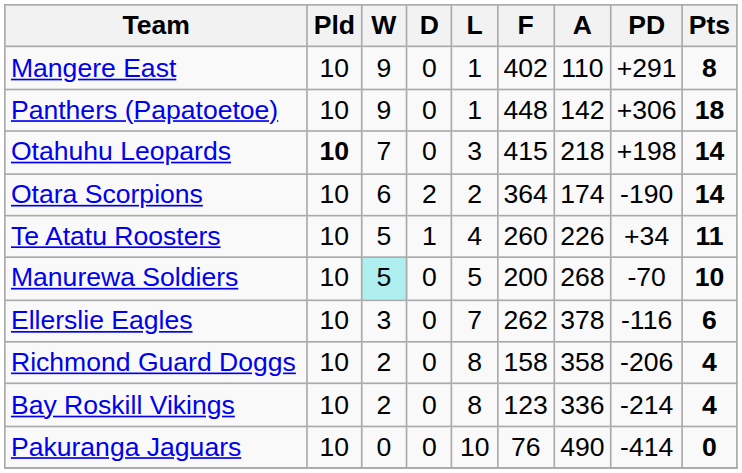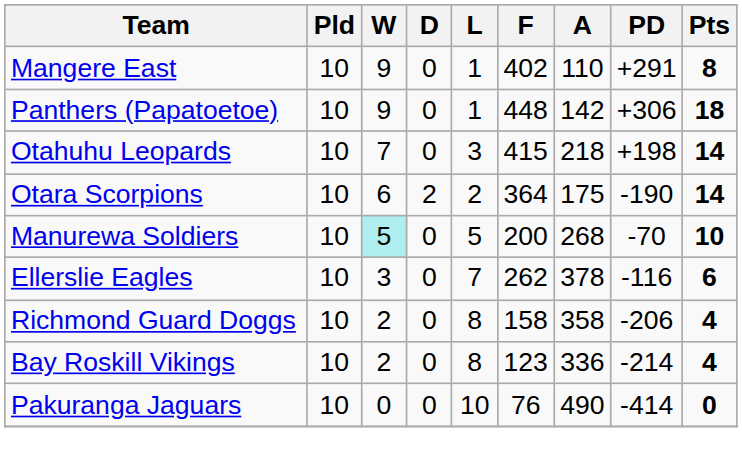(334, 151) bold -> (334, 151) normal
(582, 194) 174 -> (582, 194) 175
- row: (116, 236)
